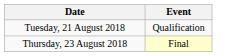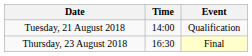+ column: (163, 12)
